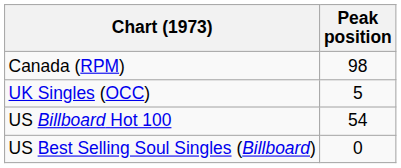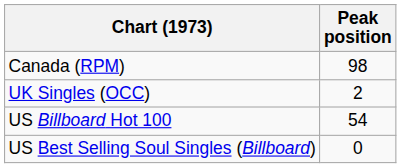(358, 93) 5 -> (358, 93) 2
